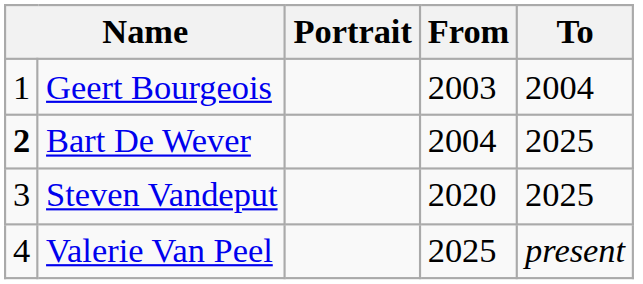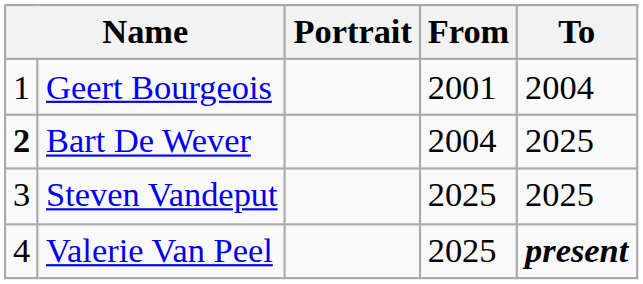(462, 86) 2003 -> (462, 86) 2001
(462, 195) 2020 -> (462, 195) 2025
(575, 250) normal -> (577, 250) bold
